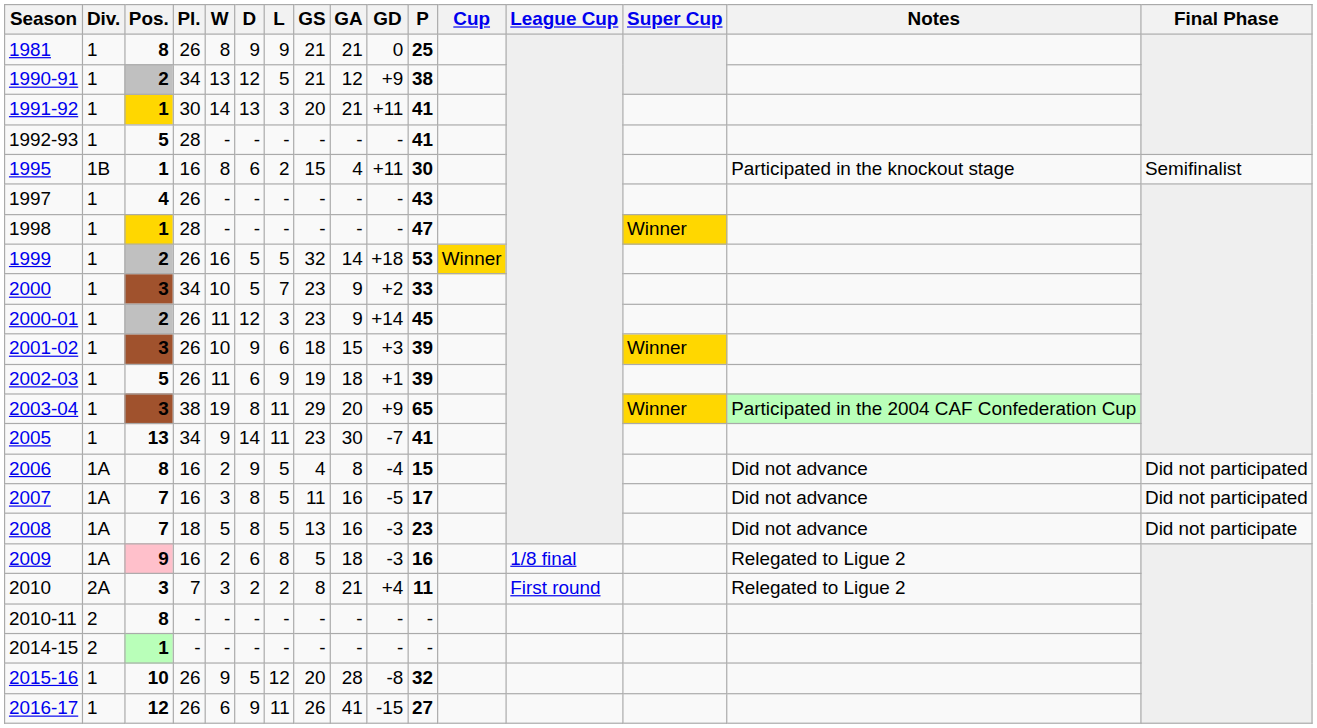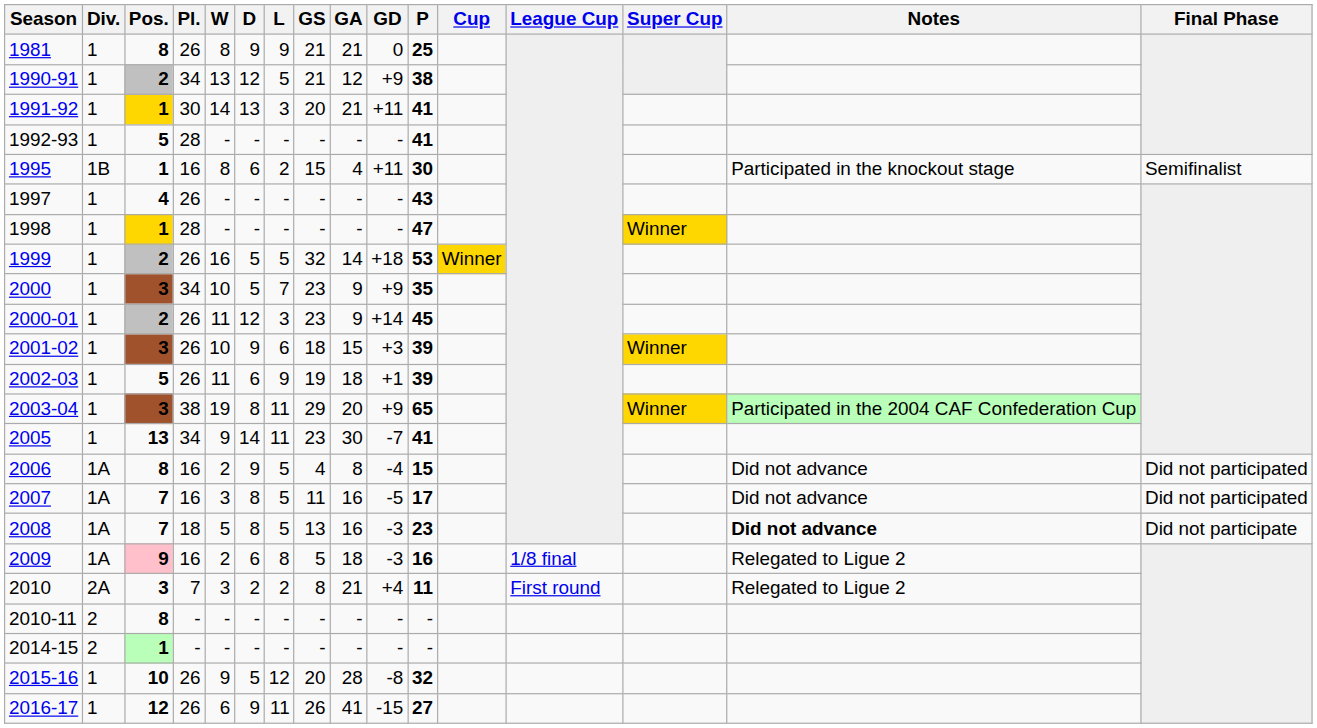(393, 288) +2 -> (393, 288) +9
(423, 288) 33 -> (423, 288) 35
(799, 528) normal -> (804, 528) bold
